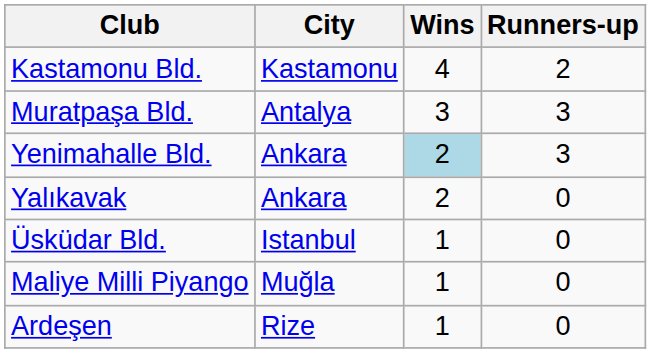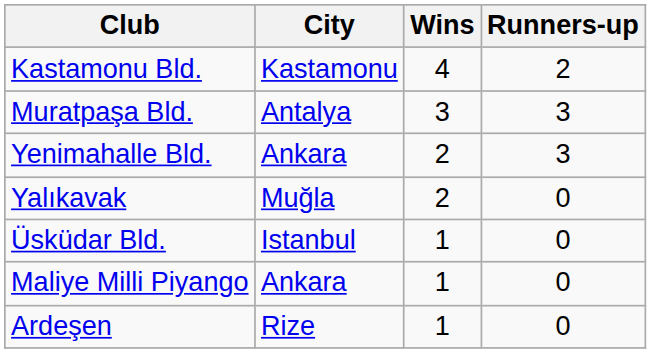(442, 154) lightblue background -> (442, 154) no background
(304, 197) Ankara -> (298, 197) Muğla
(298, 283) Muğla -> (304, 283) Ankara
